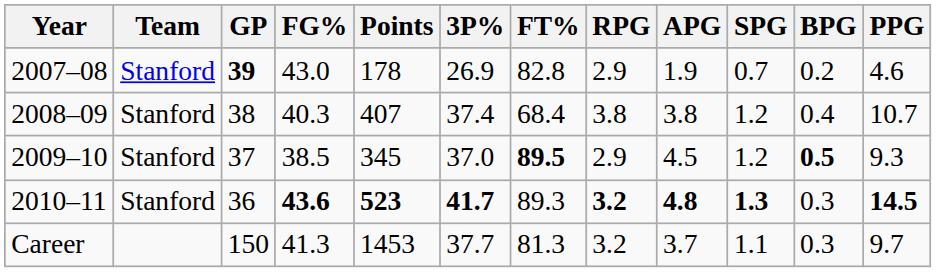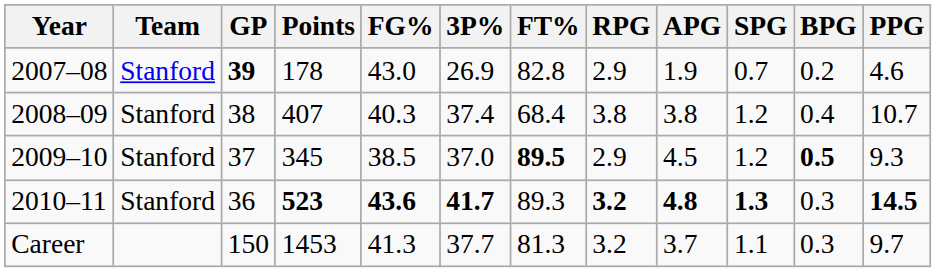columns swapped: (397, 26) <-> (315, 26)
